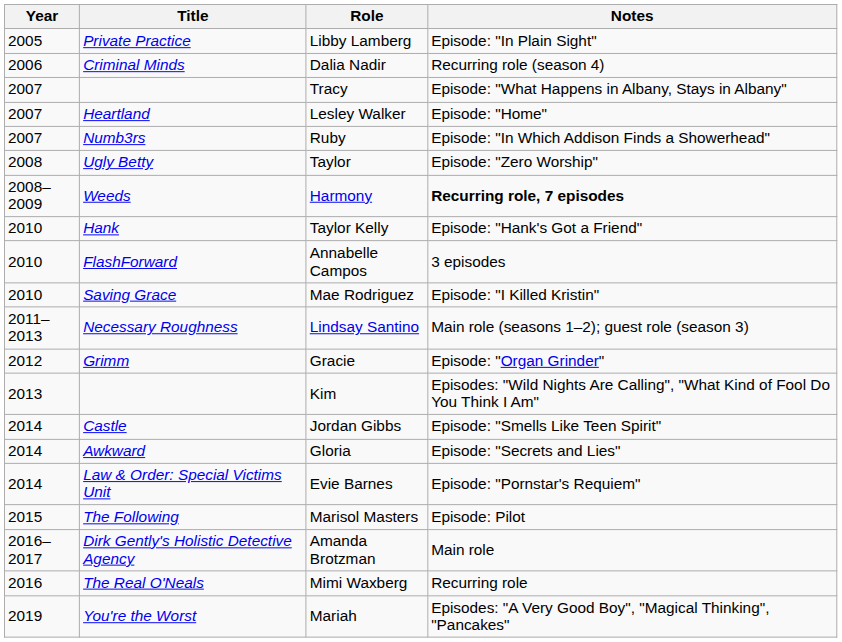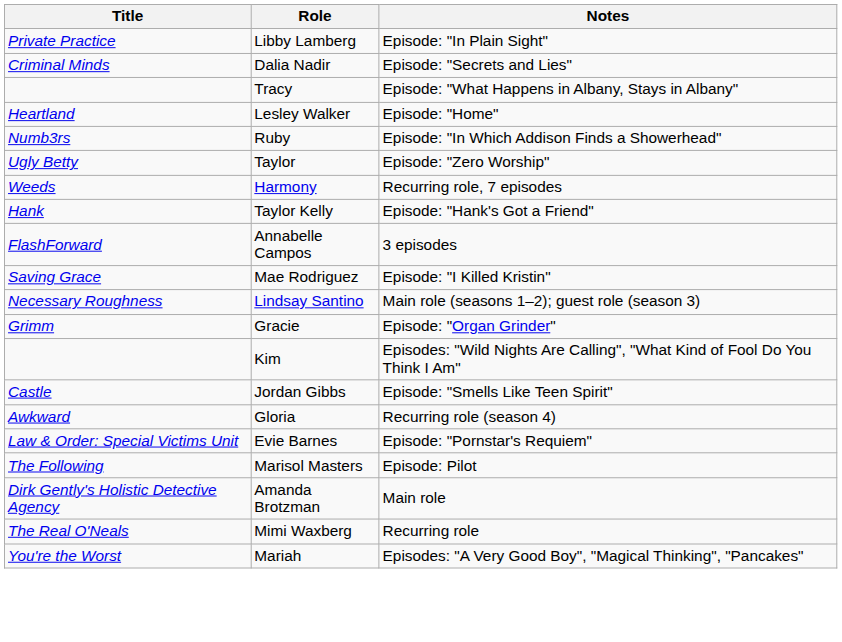- column: (42, 16)
(518, 65) Recurring role (season 4) -> (477, 65) Episode: "Secrets and Lies"
(528, 195) bold -> (472, 187) normal
(526, 451) Episode: "Secrets and Lies" -> (469, 416) Recurring role (season 4)
